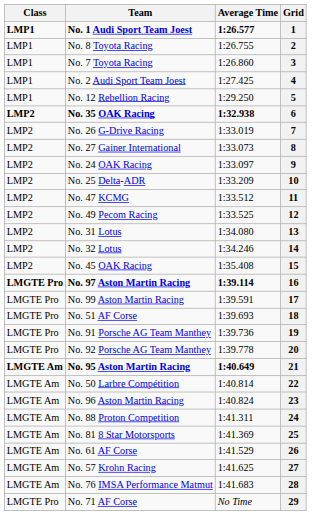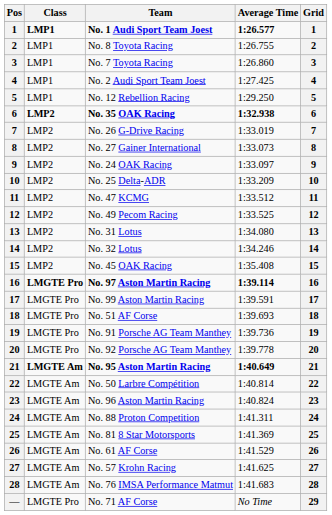+ column: (14, 13)
